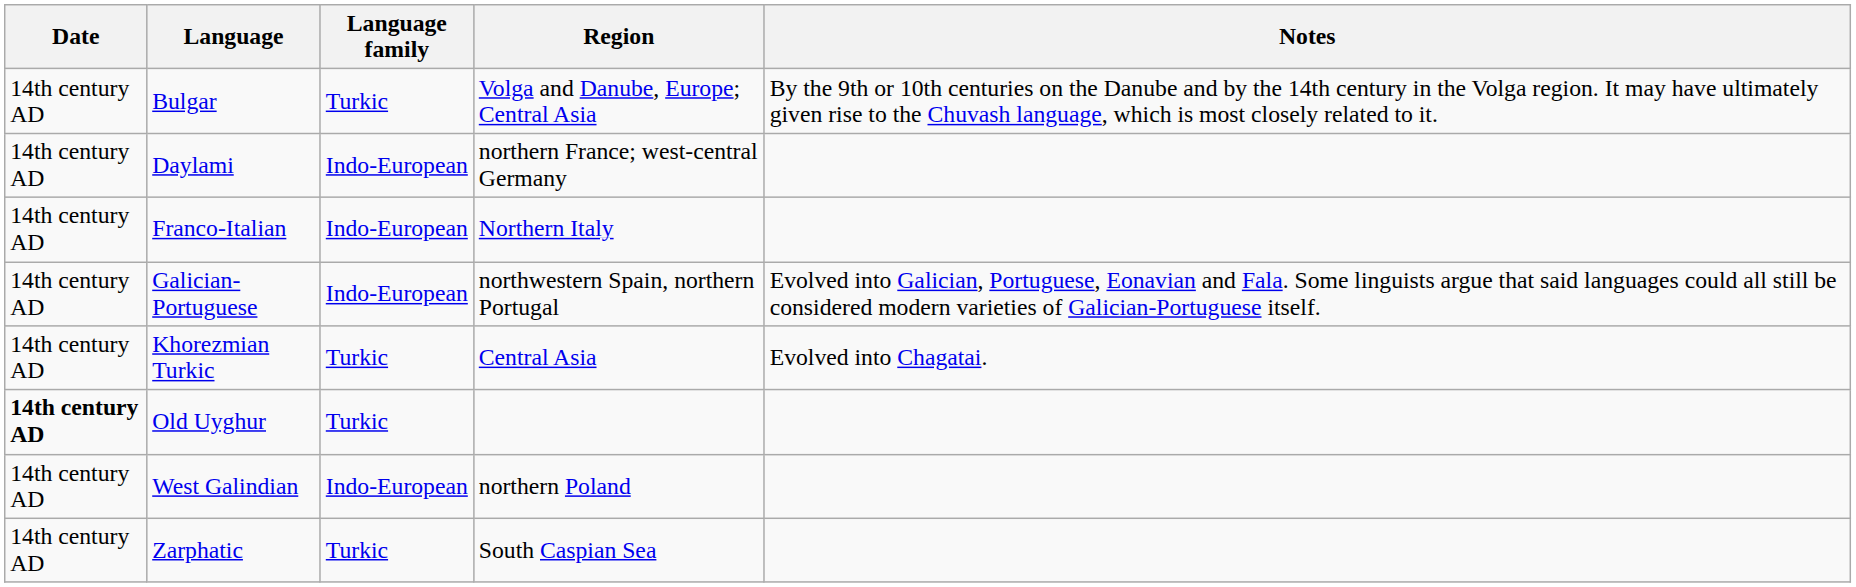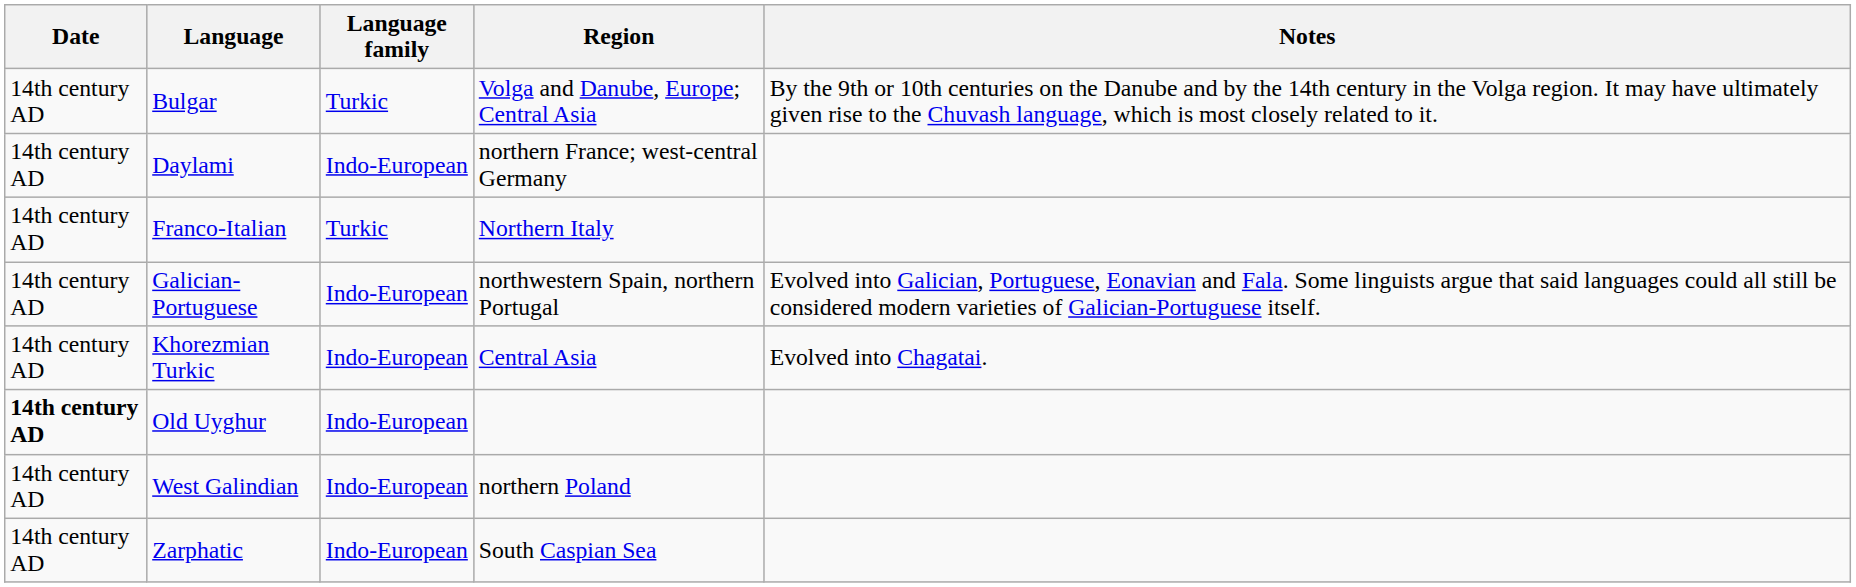(397, 229) Indo-European -> (357, 229) Turkic
(357, 357) Turkic -> (397, 357) Indo-European
(357, 421) Turkic -> (397, 421) Indo-European
(357, 550) Turkic -> (397, 550) Indo-European
